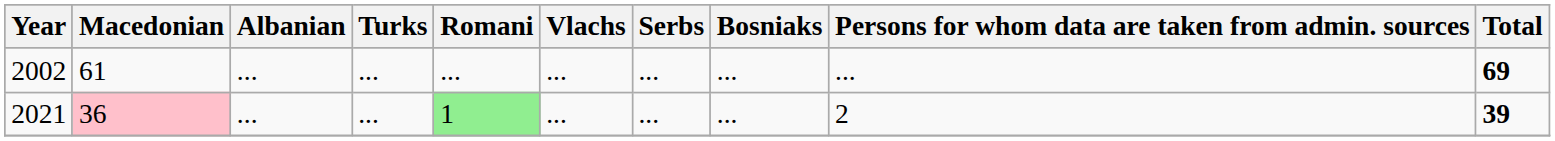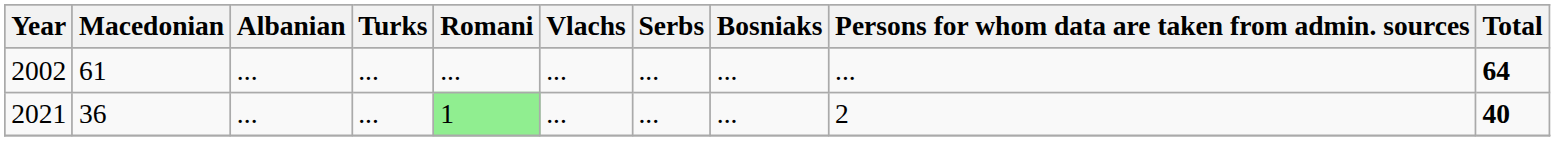(1496, 69) 69 -> (1496, 69) 64
(93, 113) pink background -> (93, 113) no background
(1496, 113) 39 -> (1496, 113) 40
